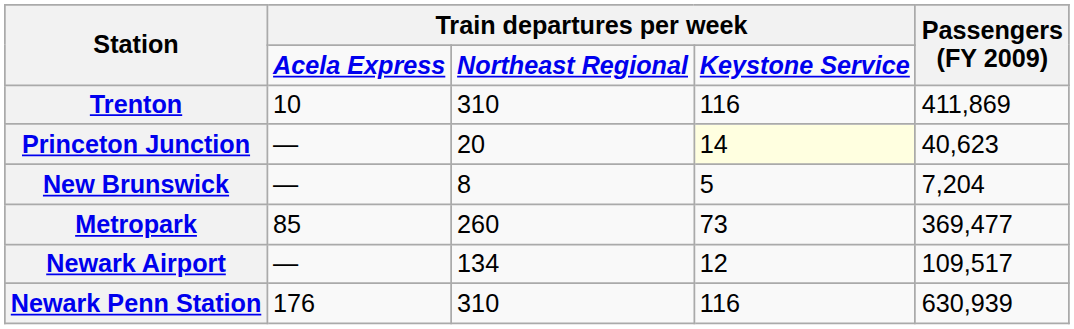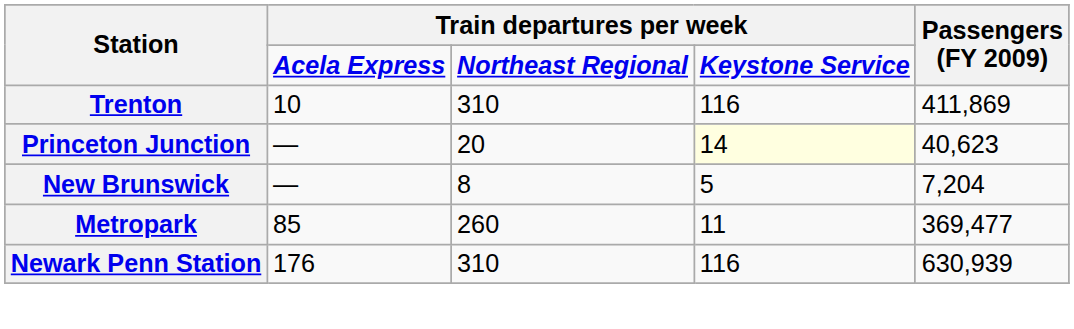(714, 224) 73 -> (713, 224) 11
- row: (136, 264)
